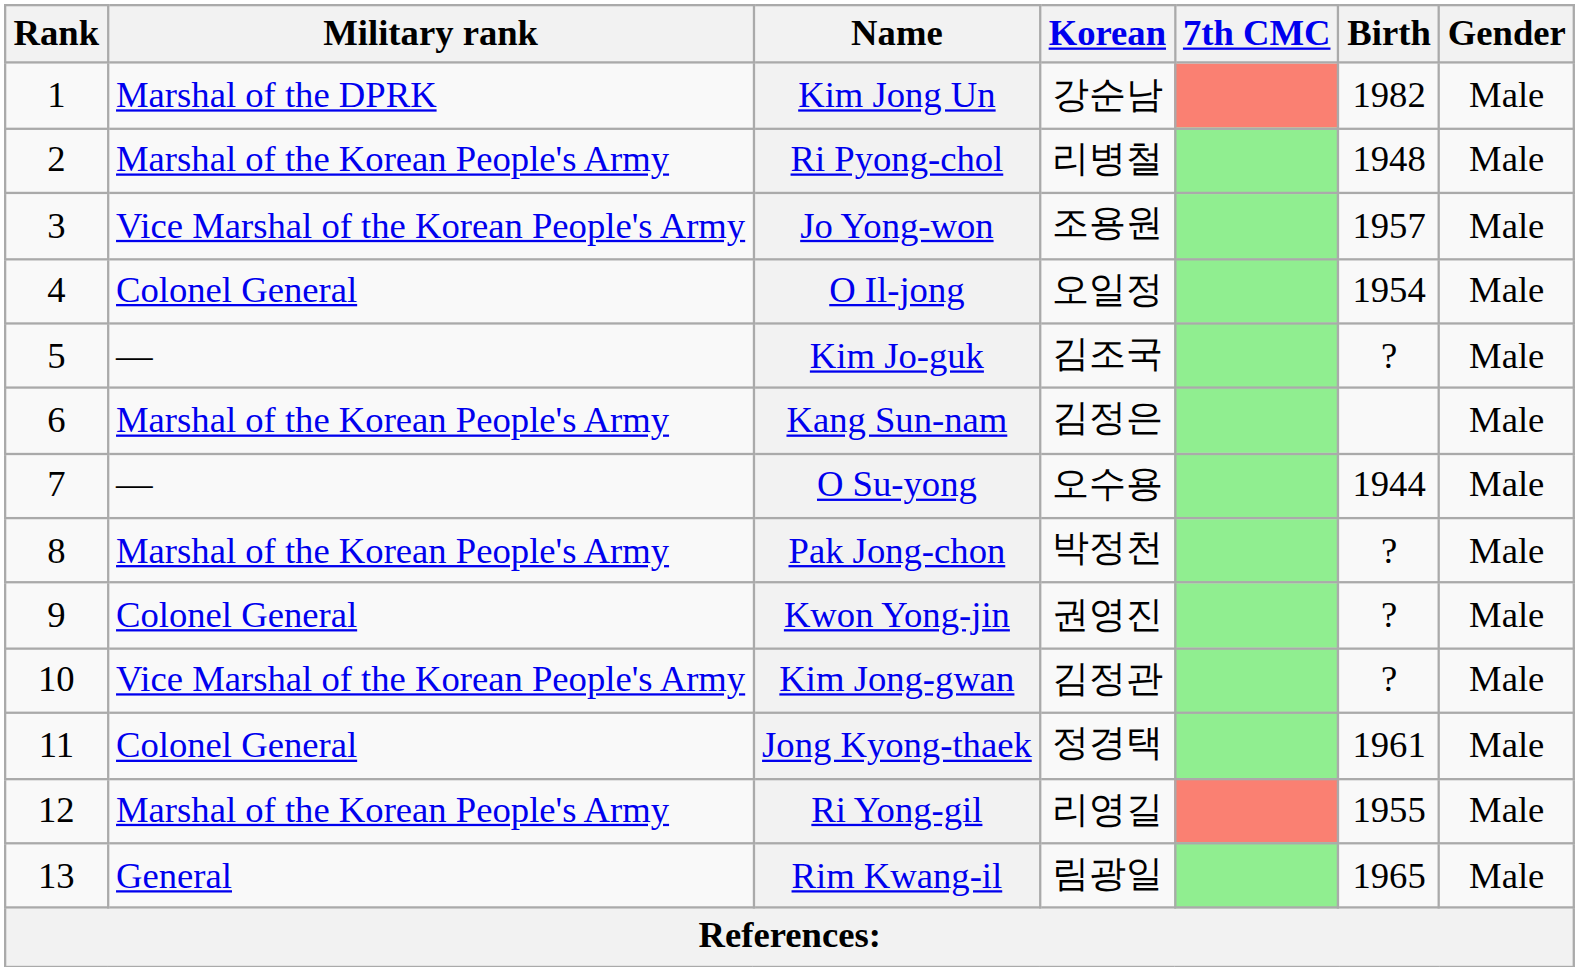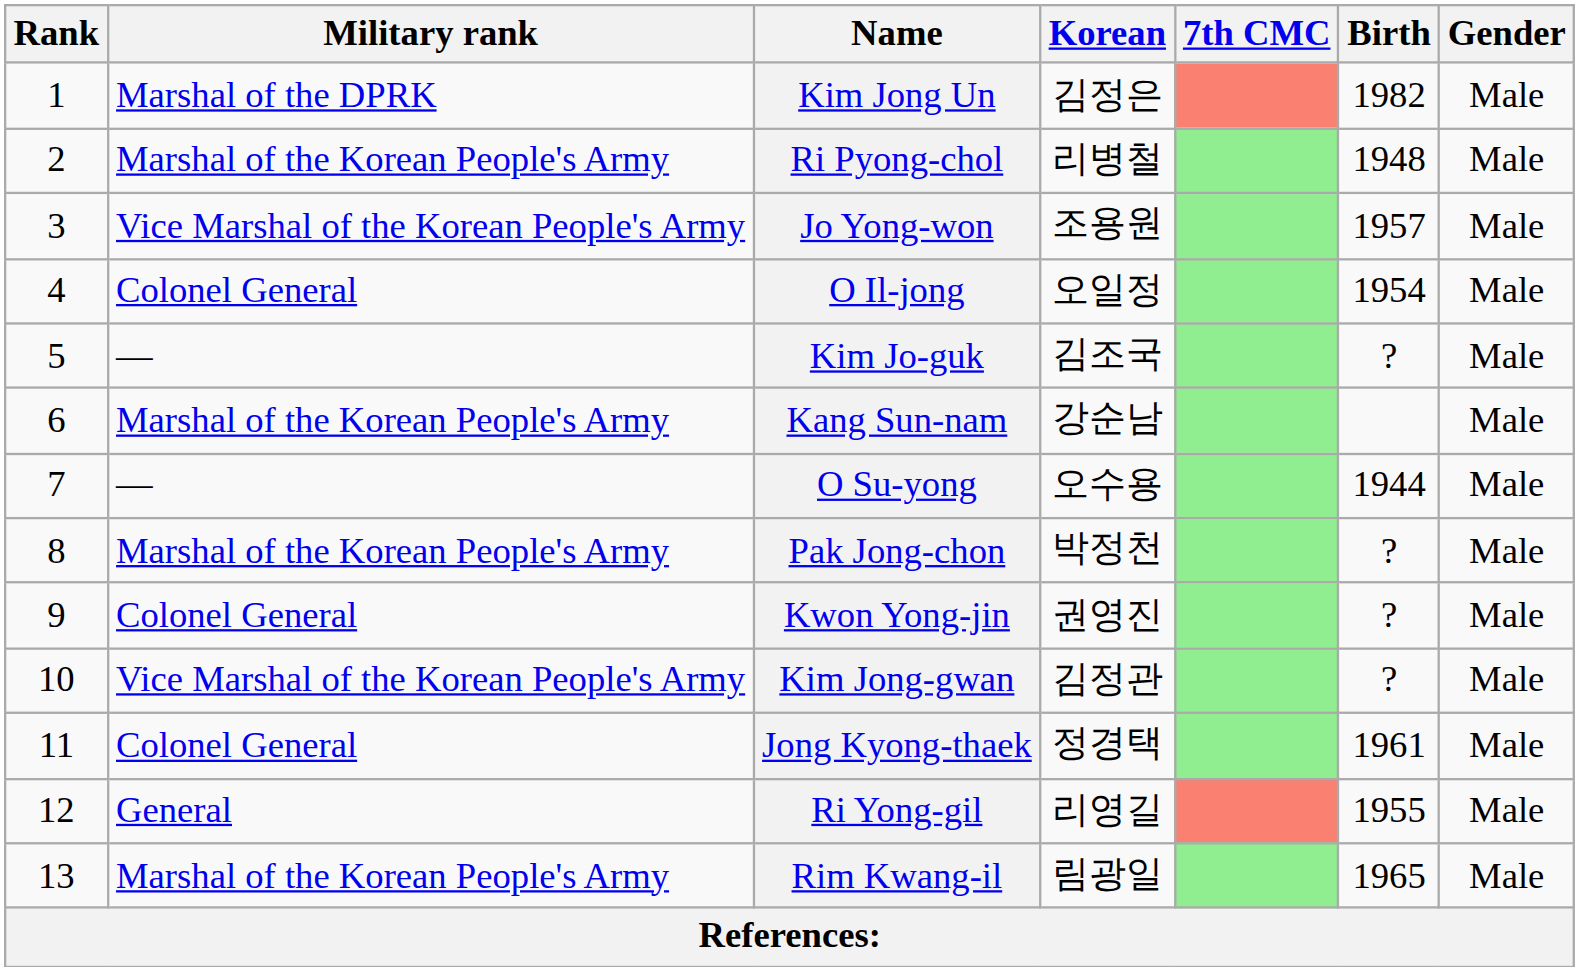(1107, 93) 강순남 -> (1107, 93) 김정은
(1107, 418) 김정은 -> (1107, 418) 강순남
(393, 809) Marshal of the Korean People's Army -> (174, 809) General
(174, 874) General -> (393, 874) Marshal of the Korean People's Army
